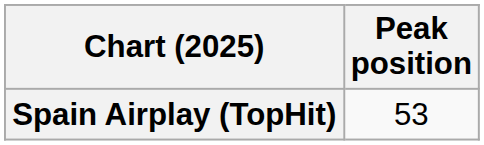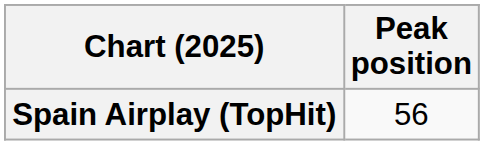(411, 113) 53 -> (411, 113) 56
